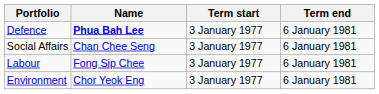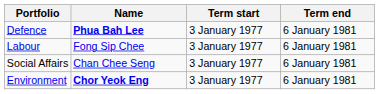rows swapped: (23, 64) <-> (38, 47)
(109, 81) normal -> (111, 81) bold
